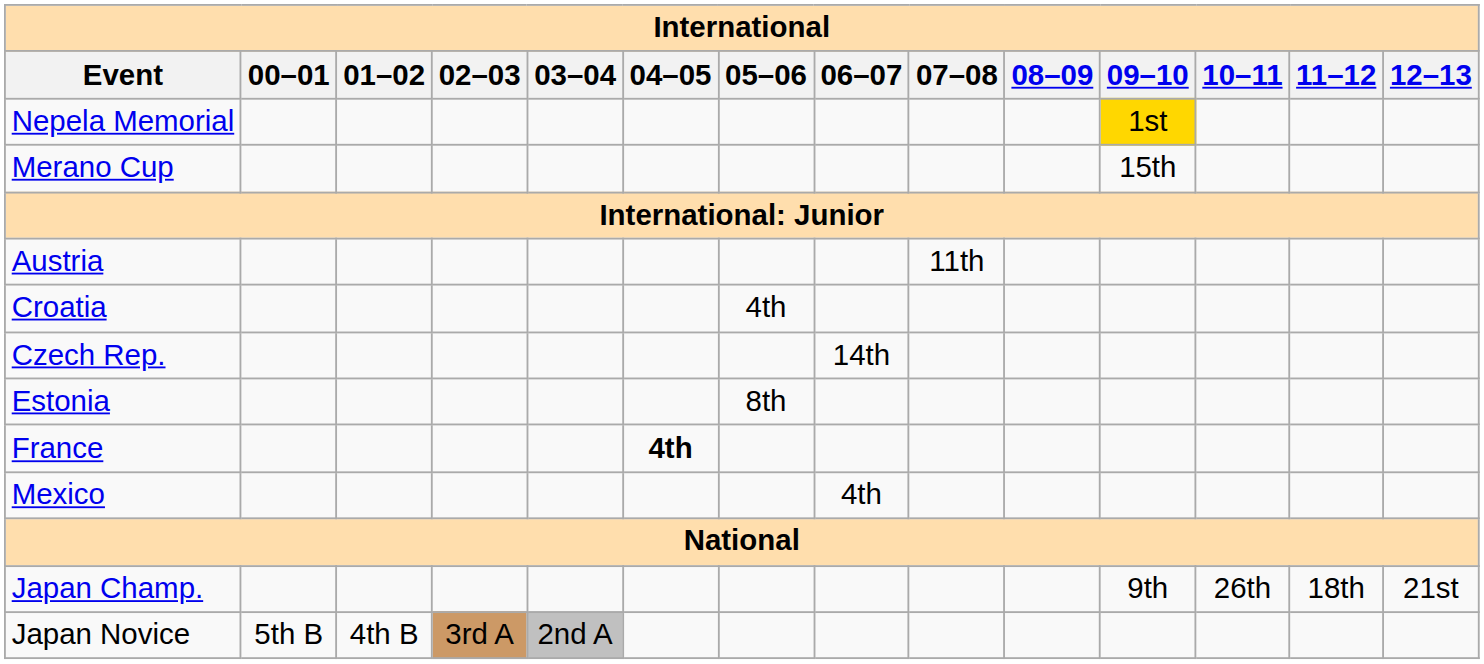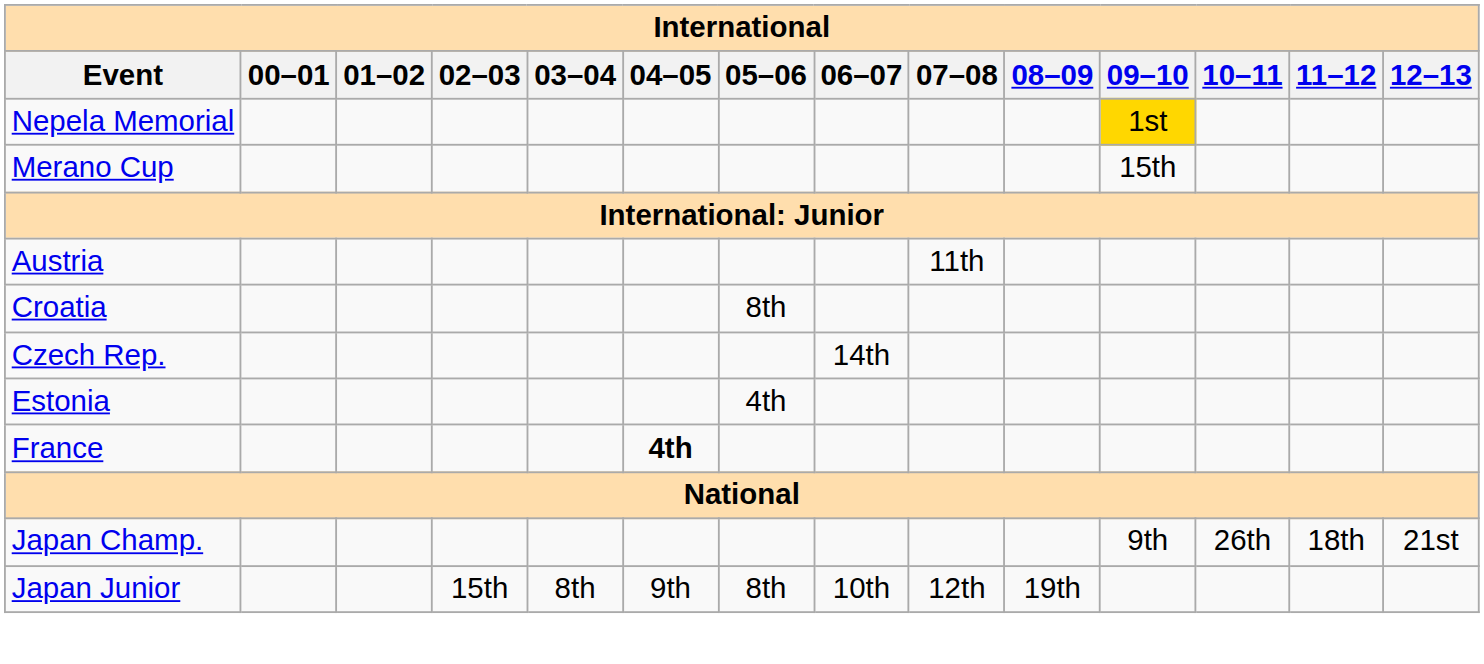(766, 307) 4th -> (766, 307) 8th
(766, 401) 8th -> (766, 401) 4th
- row: (58, 494)
+ row: (96, 588)
- row: (101, 634)
